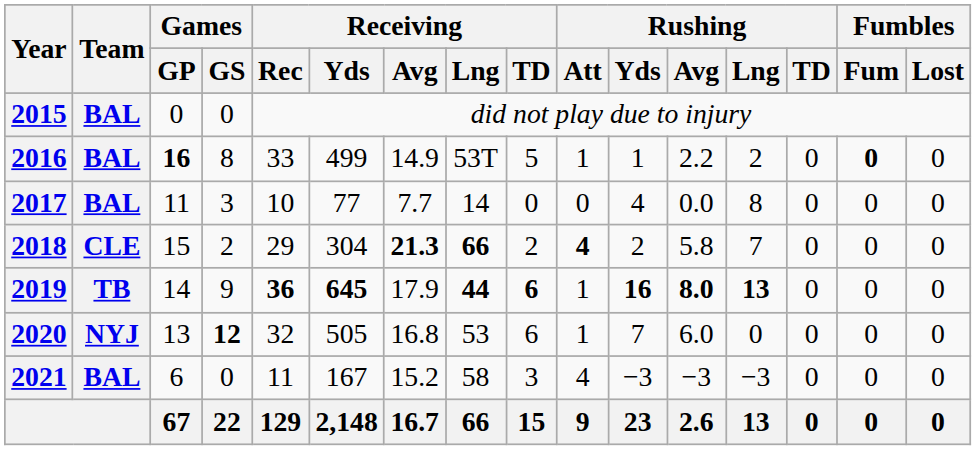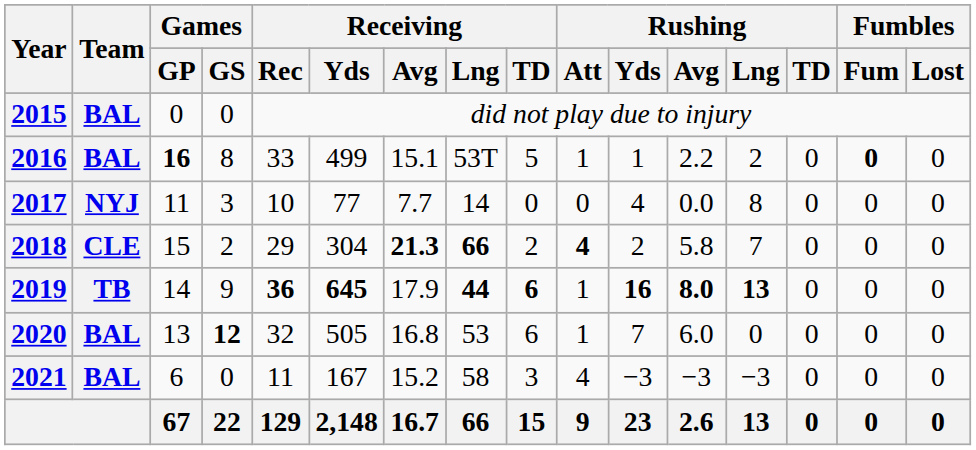(415, 158) 14.9 -> (415, 158) 15.1
(112, 202) BAL -> (112, 202) NYJ
(112, 333) NYJ -> (112, 333) BAL
